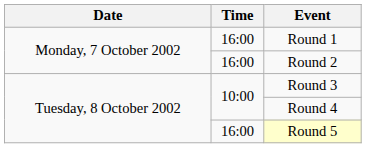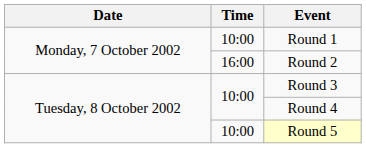(237, 39) 16:00 -> (237, 39) 10:00
(237, 131) 16:00 -> (237, 131) 10:00
